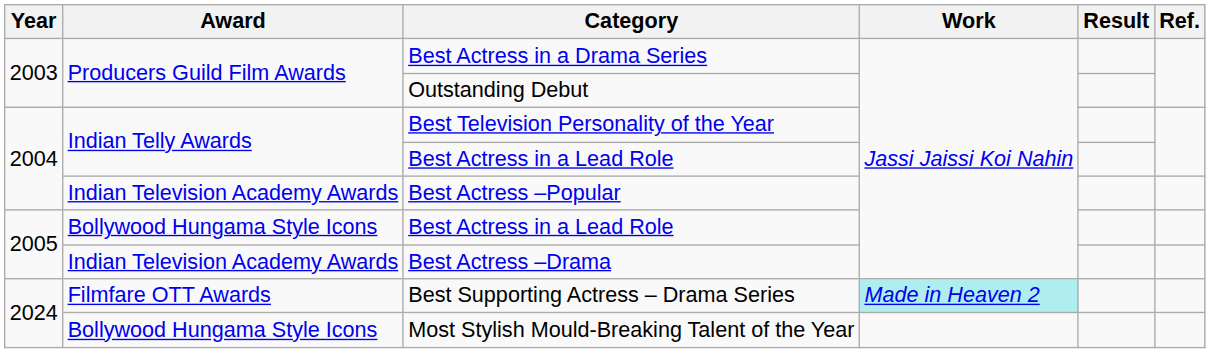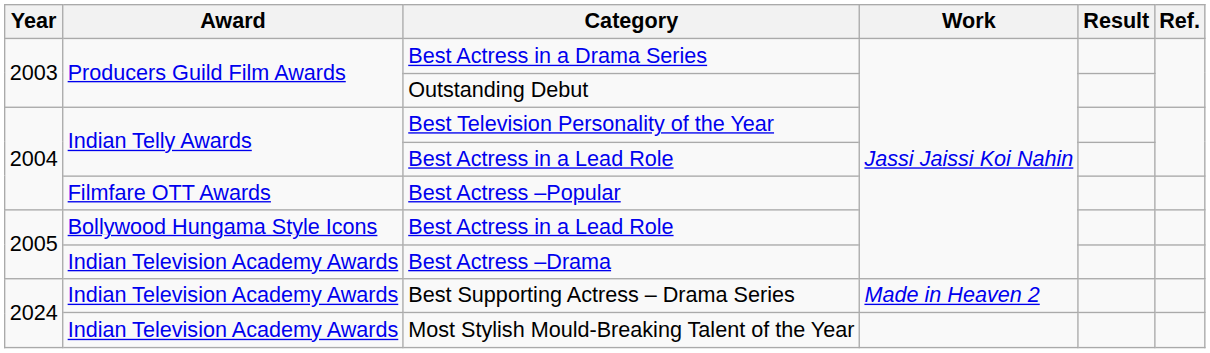(233, 192) Indian Television Academy Awards -> (169, 192) Filmfare OTT Awards
(169, 295) Filmfare OTT Awards -> (233, 295) Indian Television Academy Awards
(952, 295) paleturquoise background -> (952, 295) no background
(223, 329) Bollywood Hungama Style Icons -> (233, 329) Indian Television Academy Awards
